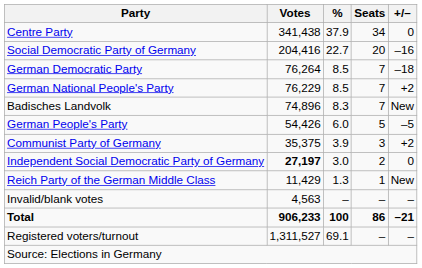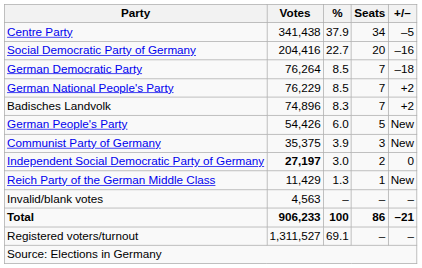(411, 32) 0 -> (408, 32) –5
(402, 106) New -> (407, 106) +2
(408, 124) –5 -> (402, 124) New
(407, 143) +2 -> (402, 143) New
